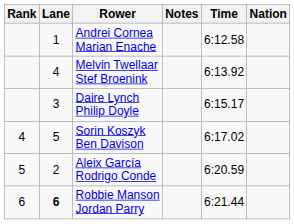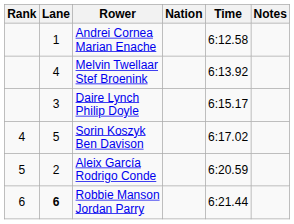columns swapped: (268, 14) <-> (182, 14)
